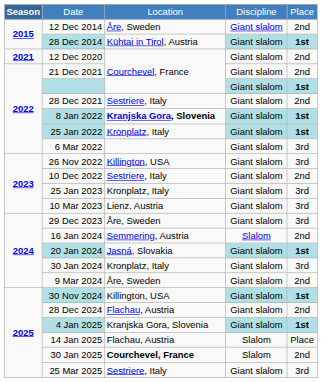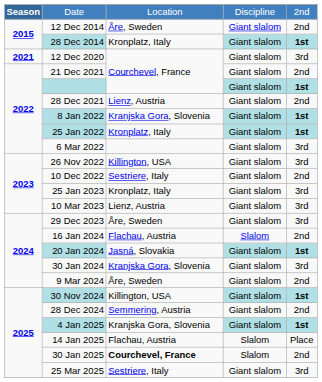(302, 12) Place -> (302, 12) 2nd
(152, 42) Kühtai in Tirol, Austria -> (139, 42) Kronplatz, Italy
(302, 57) 2nd -> (302, 57) 3rd
(137, 101) Sestriere, Italy -> (137, 101) Lienz, Austria
(161, 116) bold -> (159, 116) normal
(148, 236) Semmering, Austria -> (142, 236) Flachau, Austria
(138, 266) Kronplatz, Italy -> (159, 266) Kranjska Gora, Slovenia
(140, 310) Flachau, Austria -> (149, 310) Semmering, Austria
